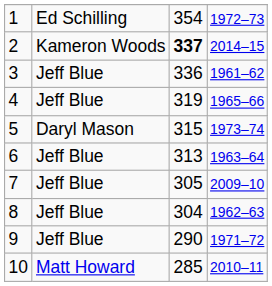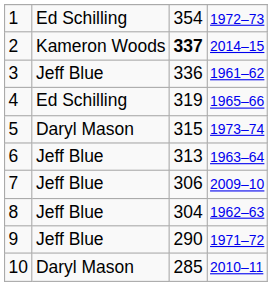(70, 101) Jeff Blue -> (82, 101) Ed Schilling
(188, 184) 305 -> (188, 184) 306
(85, 267) Matt Howard -> (85, 267) Daryl Mason
